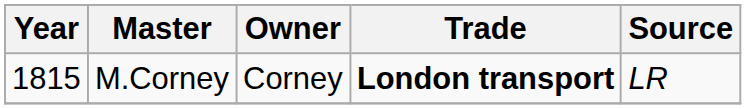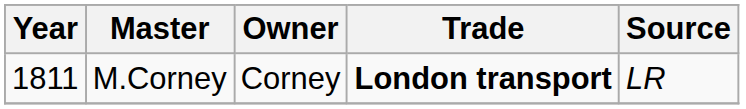(46, 77) 1815 -> (45, 77) 1811
